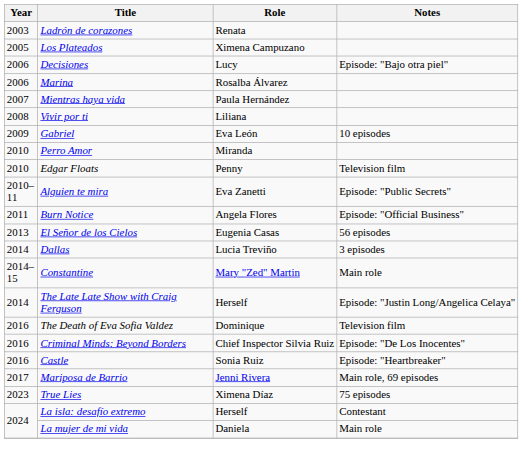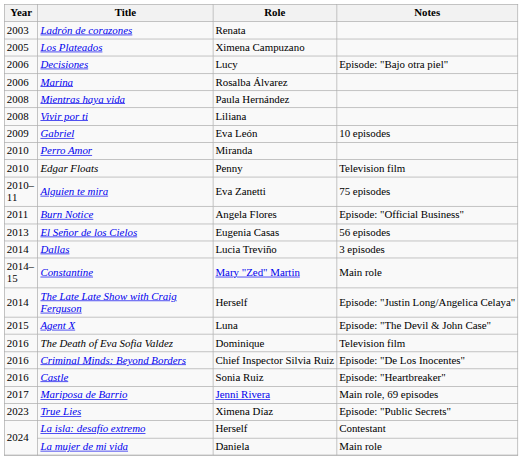(18, 99) 2007 -> (18, 99) 2008
(395, 191) Episode: "Public Secrets" -> (365, 191) 75 episodes
+ row: (58, 325)
(365, 394) 75 episodes -> (395, 412) Episode: "Public Secrets"
